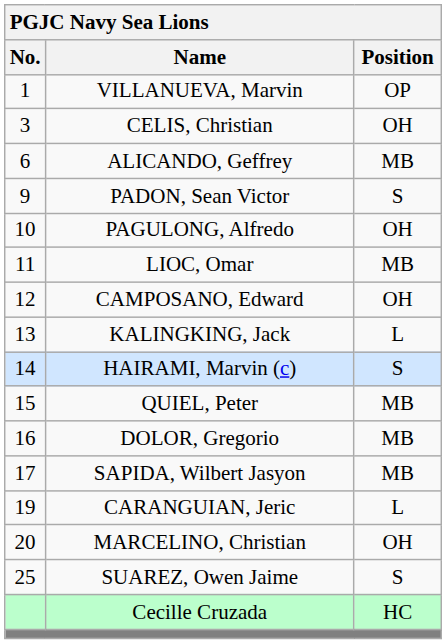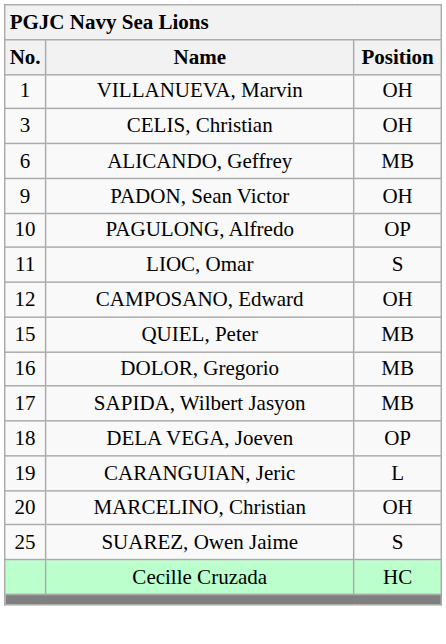(398, 91) OP -> (398, 91) OH
(398, 195) S -> (398, 195) OH
(398, 230) OH -> (398, 230) OP
(398, 264) MB -> (398, 264) S
- row: (200, 334)
- row: (200, 368)
+ row: (200, 438)
